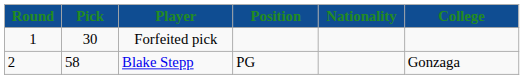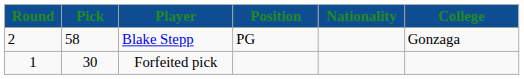rows swapped: (176, 39) <-> (158, 62)
